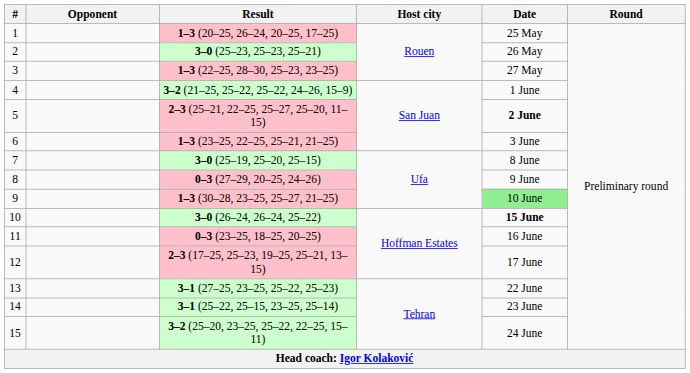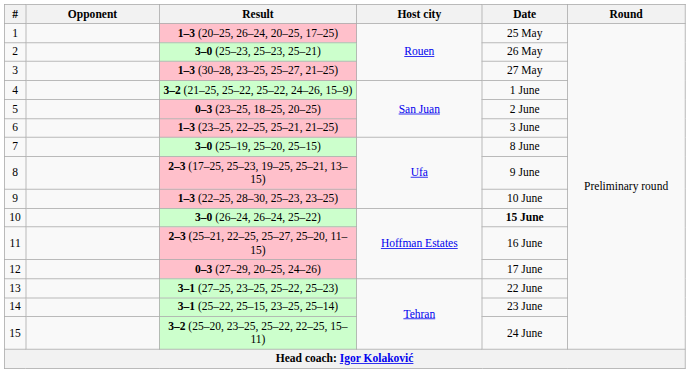(258, 71) 1–3 (22–25, 28–30, 25–23, 23–25) -> (258, 71) 1–3 (30–28, 23–25, 25–27, 21–25)
(258, 116) 2–3 (25–21, 22–25, 25–27, 25–20, 11–15) -> (258, 109) 0–3 (23–25, 18–25, 20–25)
(525, 116) bold -> (525, 109) normal
(258, 179) 0–3 (27–29, 20–25, 24–26) -> (258, 173) 2–3 (17–25, 25–23, 19–25, 25–21, 13–15)
(258, 198) 1–3 (30–28, 23–25, 25–27, 21–25) -> (258, 198) 1–3 (22–25, 28–30, 25–23, 23–25)
(525, 198) lightgreen background -> (525, 198) no background
(258, 236) 0–3 (23–25, 18–25, 20–25) -> (258, 243) 2–3 (25–21, 22–25, 25–27, 25–20, 11–15)
(258, 262) 2–3 (17–25, 25–23, 19–25, 25–21, 13–15) -> (258, 269) 0–3 (27–29, 20–25, 24–26)
